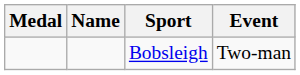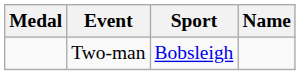columns swapped: (96, 20) <-> (254, 20)
